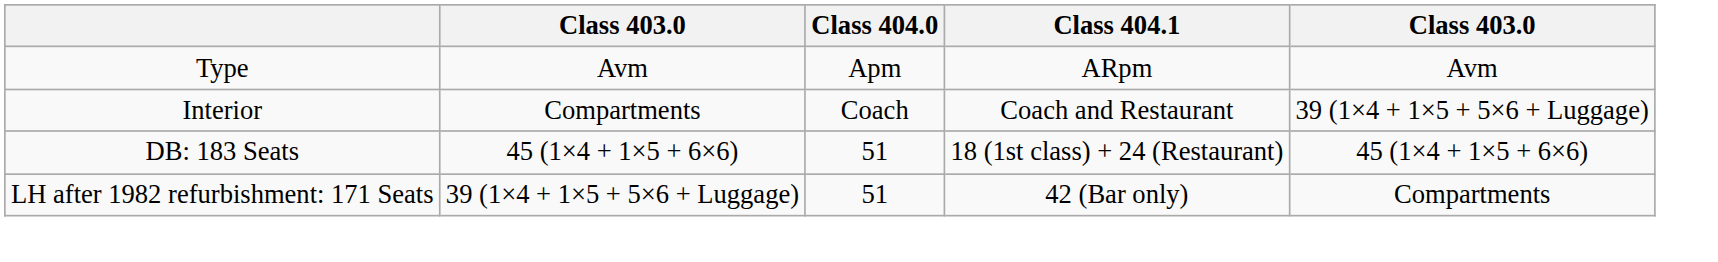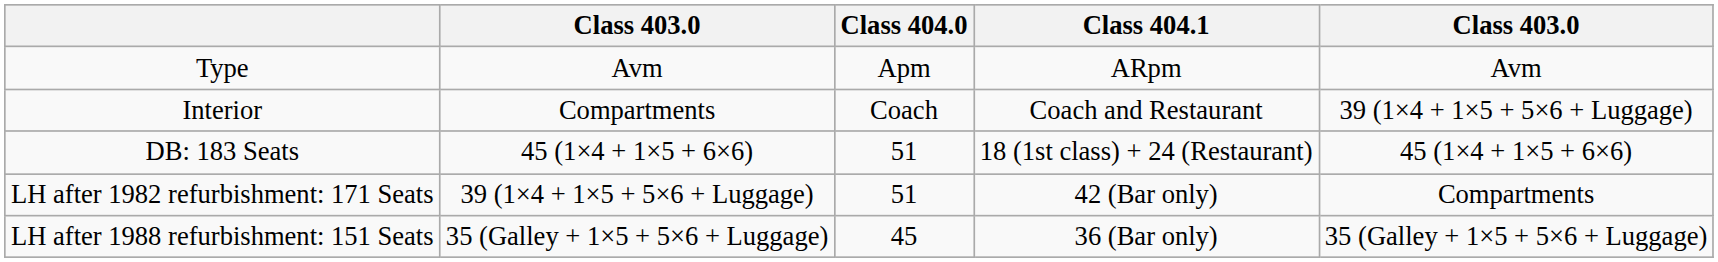+ row: (222, 236)
